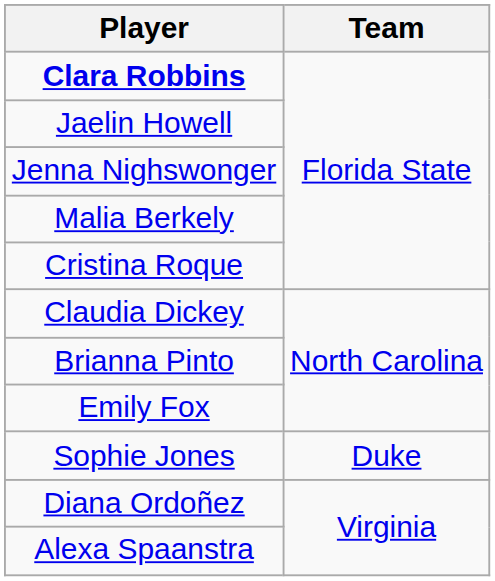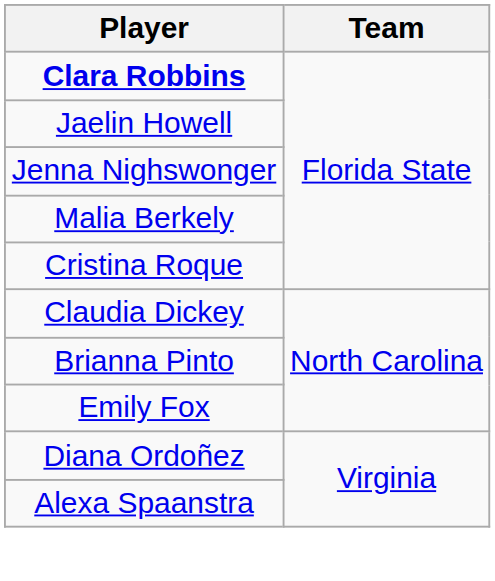- row: (144, 455)
